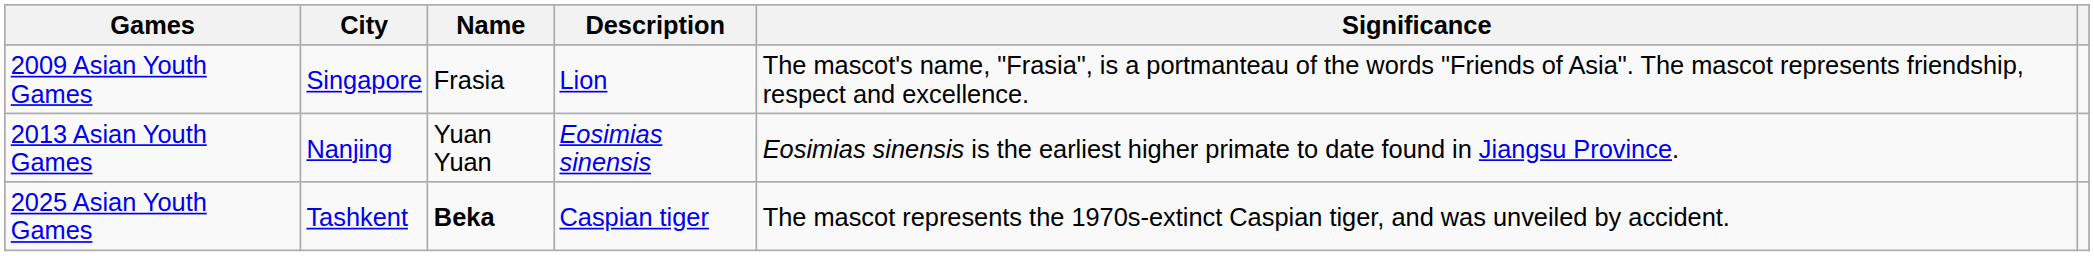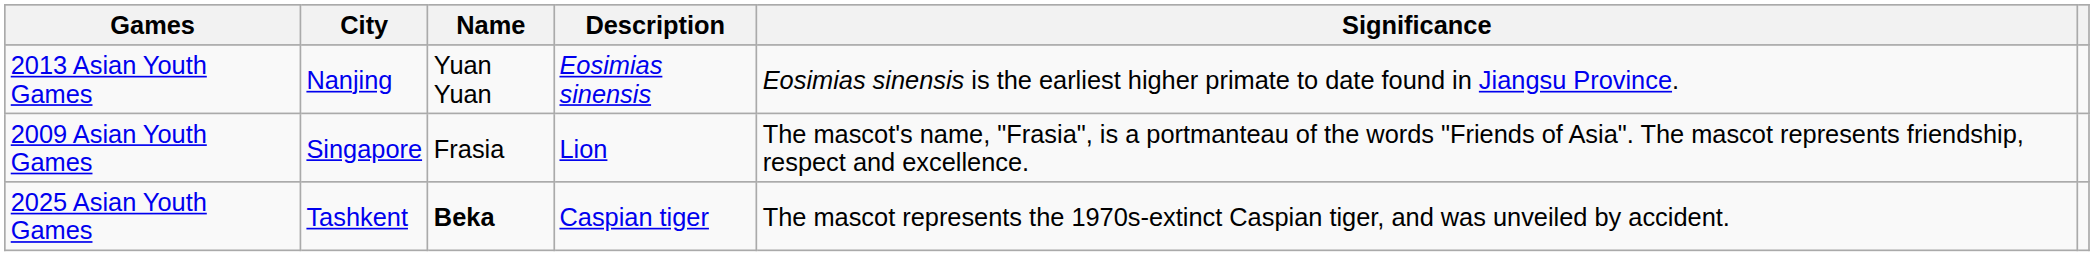rows swapped: (109, 79) <-> (109, 148)
